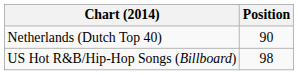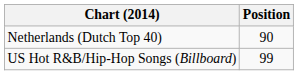(267, 59) 98 -> (267, 59) 99
